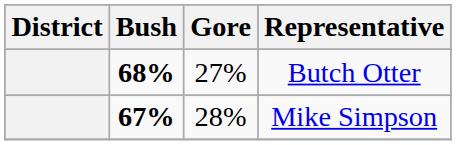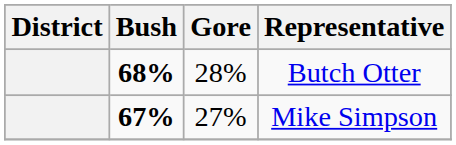(221, 71) 27% -> (221, 71) 28%
(221, 116) 28% -> (221, 116) 27%
